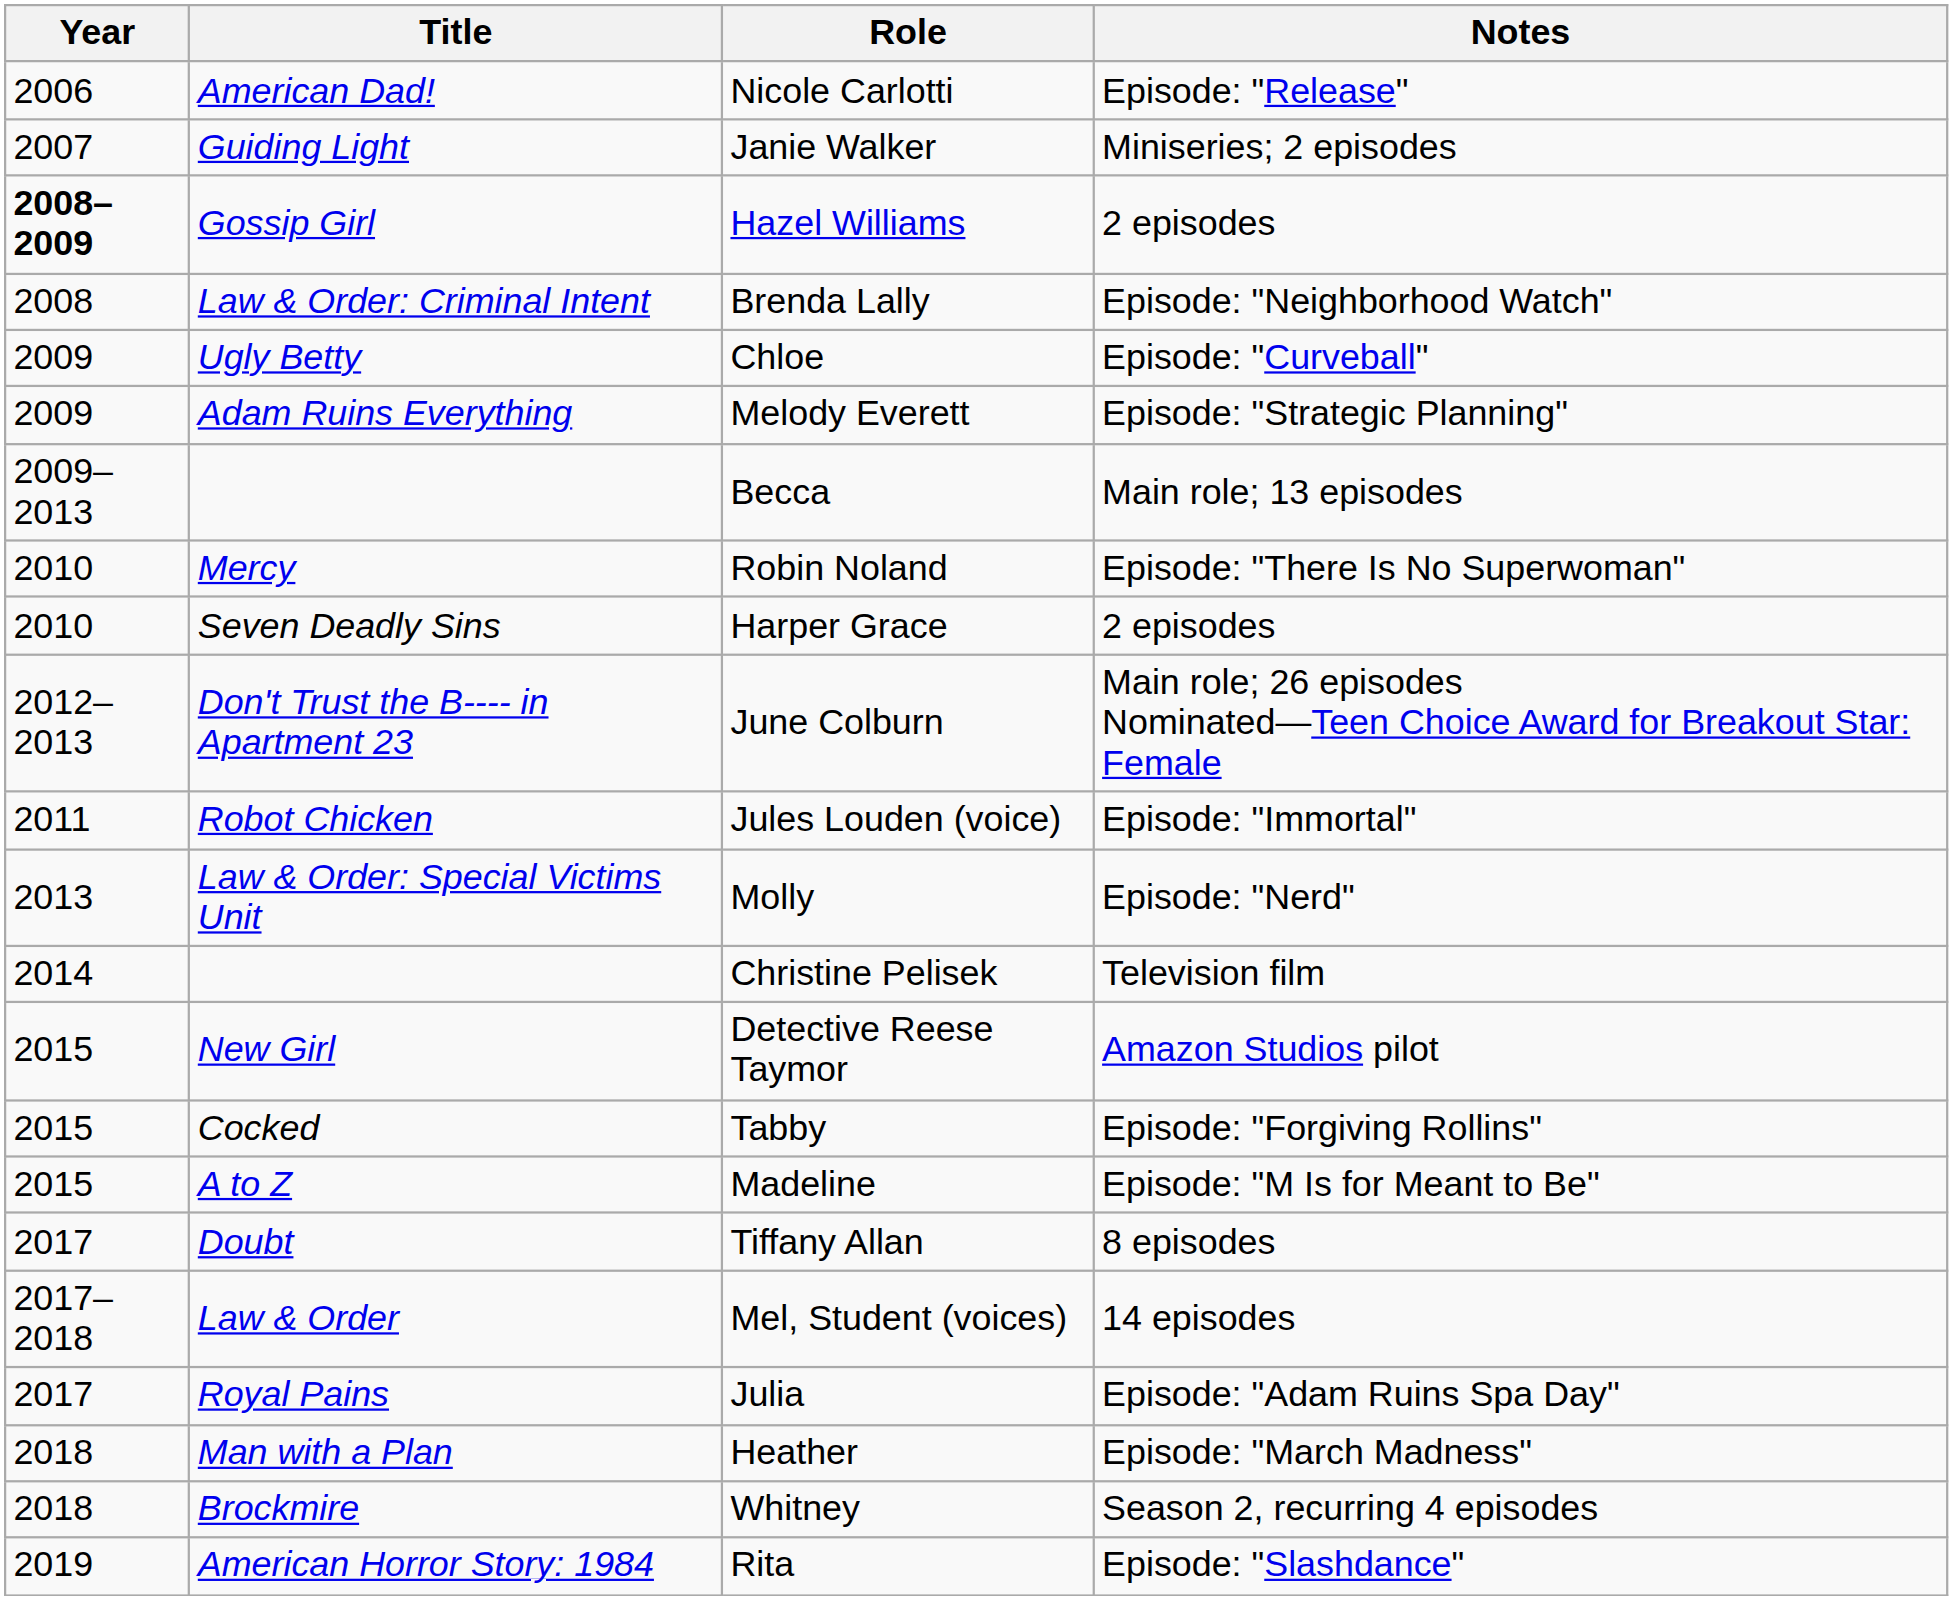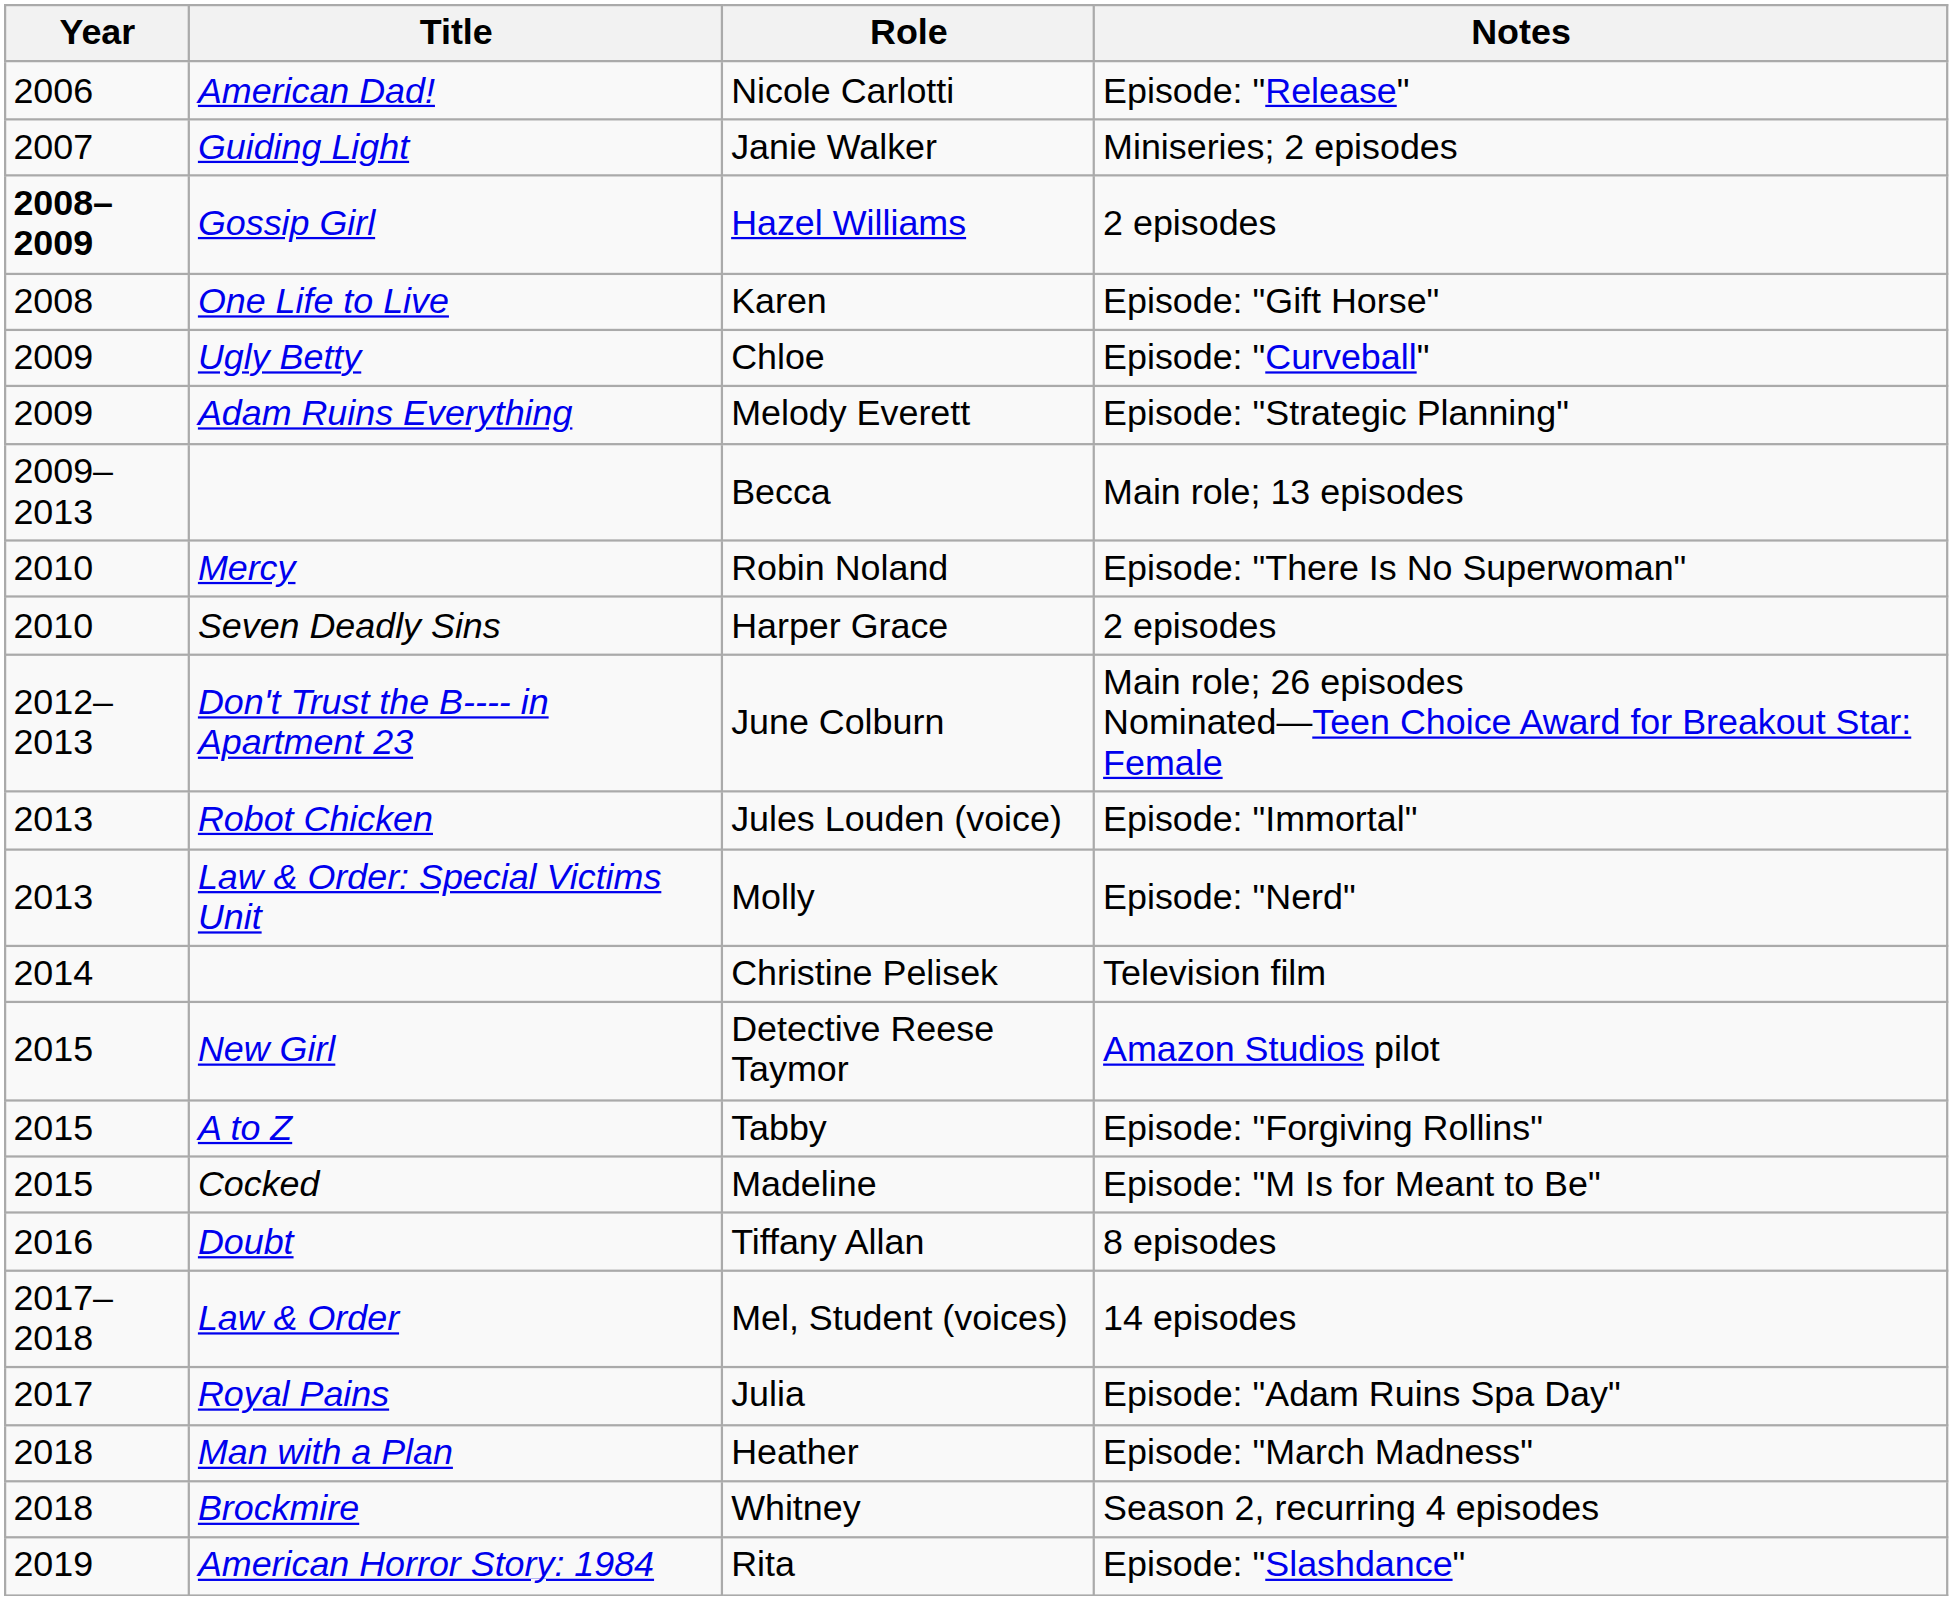+ row: (779, 300)
- row: (830, 300)
(52, 819) 2011 -> (53, 819) 2013
(259, 1127) Cocked -> (245, 1127) A to Z
(245, 1184) A to Z -> (259, 1184) Cocked
(53, 1241) 2017 -> (53, 1241) 2016
